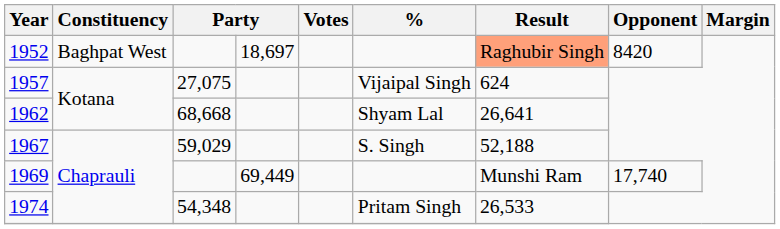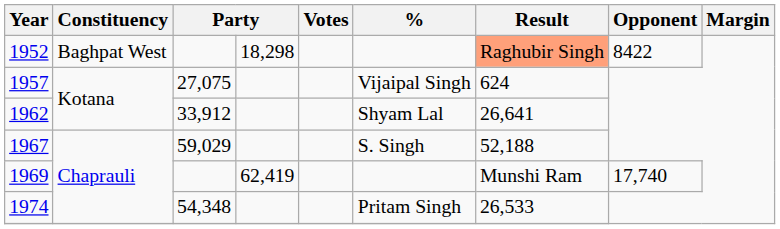(267, 51) 18,697 -> (267, 51) 18,298
(633, 51) 8420 -> (633, 51) 8422
(204, 113) 68,668 -> (204, 113) 33,912
(267, 176) 69,449 -> (267, 176) 62,419
